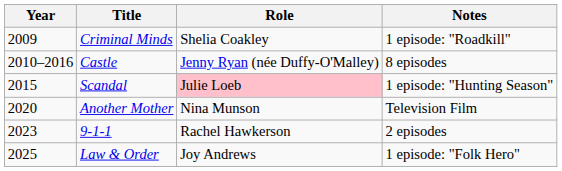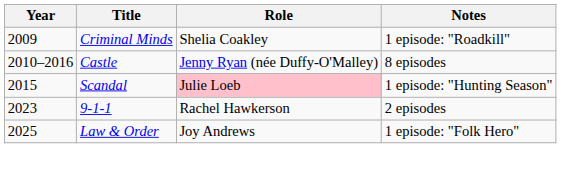- row: (127, 108)
